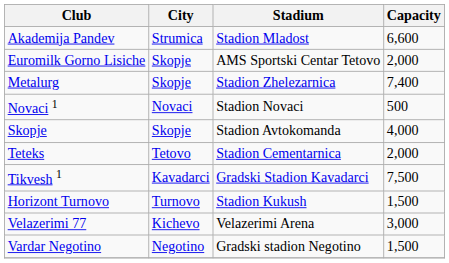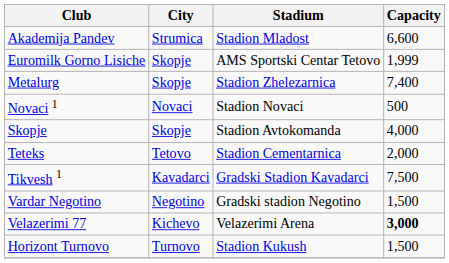(403, 60) 2,000 -> (403, 60) 1,999
rows swapped: (58, 201) <-> (54, 246)
(403, 224) normal -> (403, 224) bold
